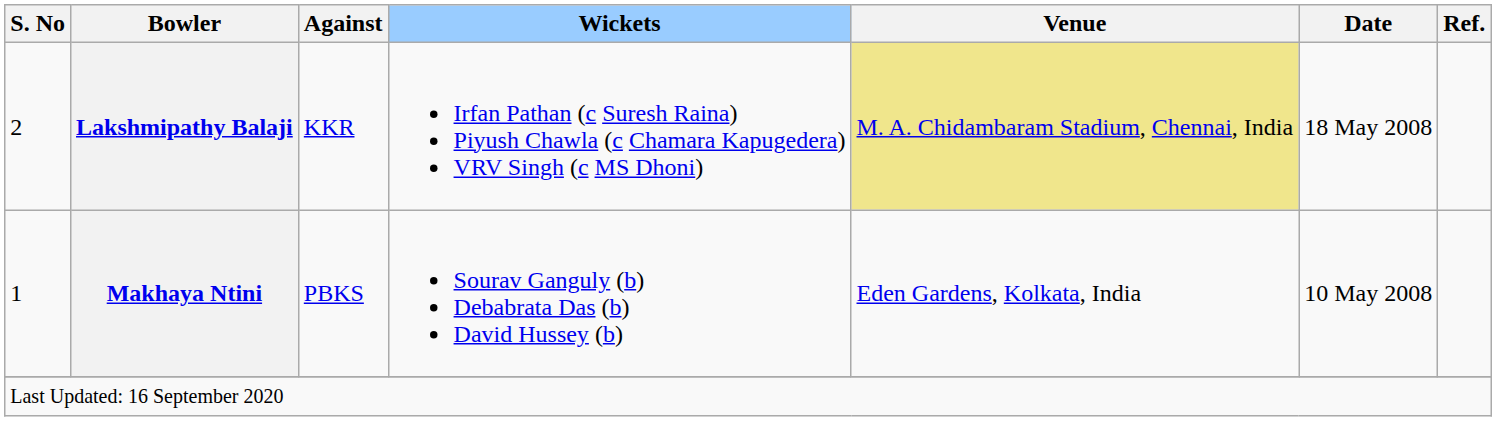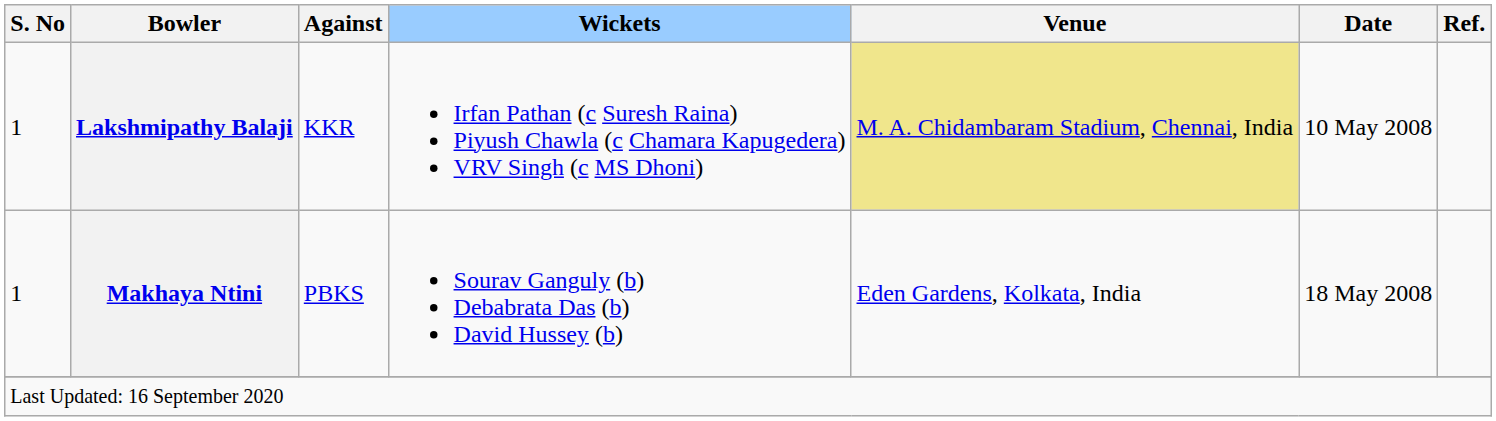(16, 126) 2 -> (16, 126) 1
(1368, 126) 18 May 2008 -> (1368, 126) 10 May 2008
(1368, 293) 10 May 2008 -> (1368, 293) 18 May 2008
